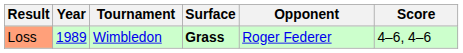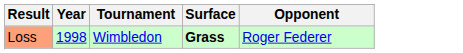- column: (416, 15)
(71, 37) 1989 -> (71, 37) 1998
